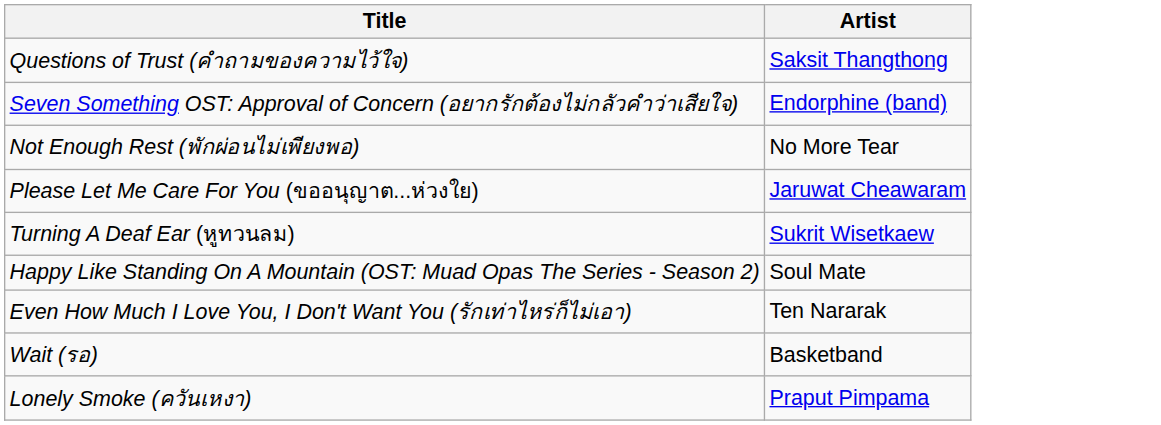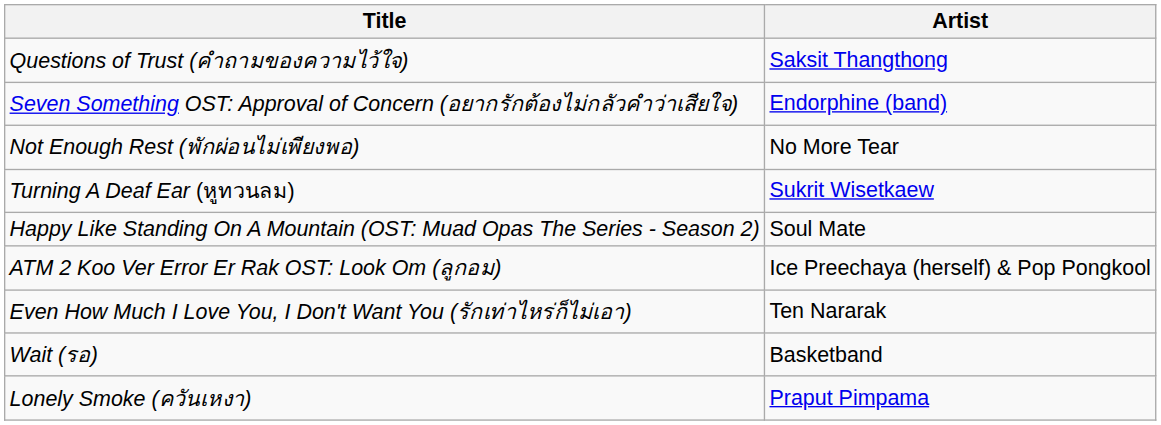- row: (244, 191)
+ row: (256, 268)
